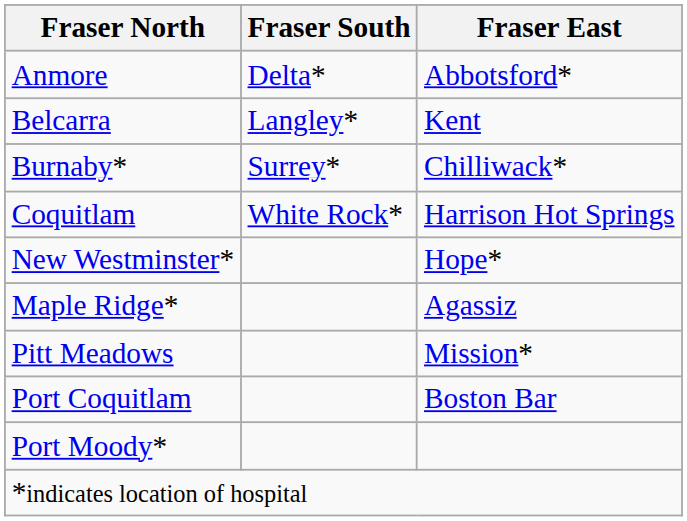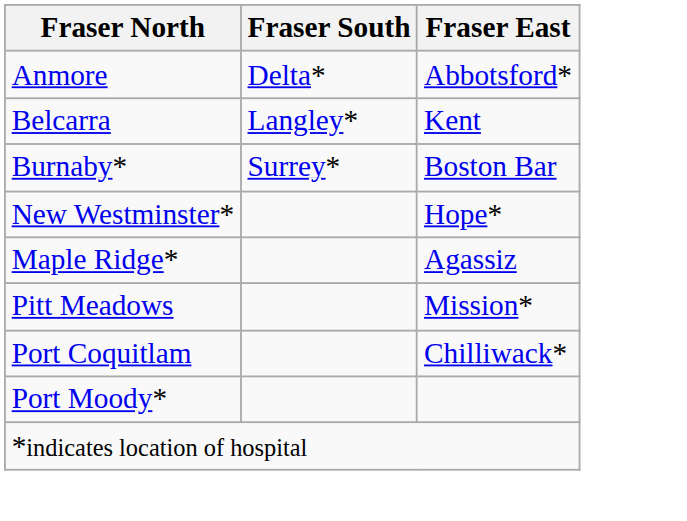(496, 167) Chilliwack* -> (490, 167) Boston Bar
- row: (73, 213)
(490, 399) Boston Bar -> (496, 352) Chilliwack*
